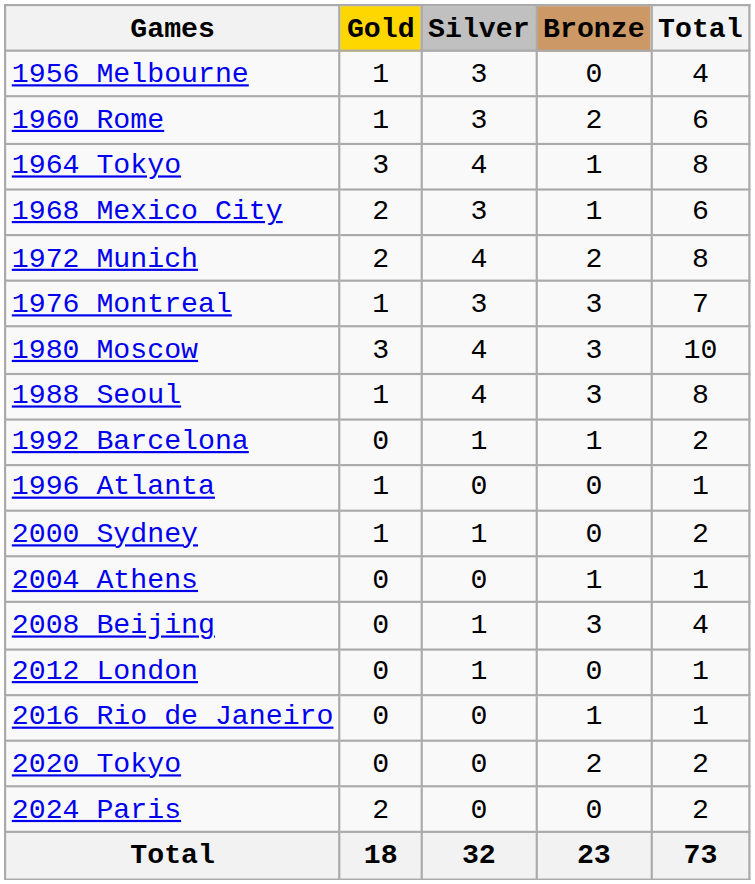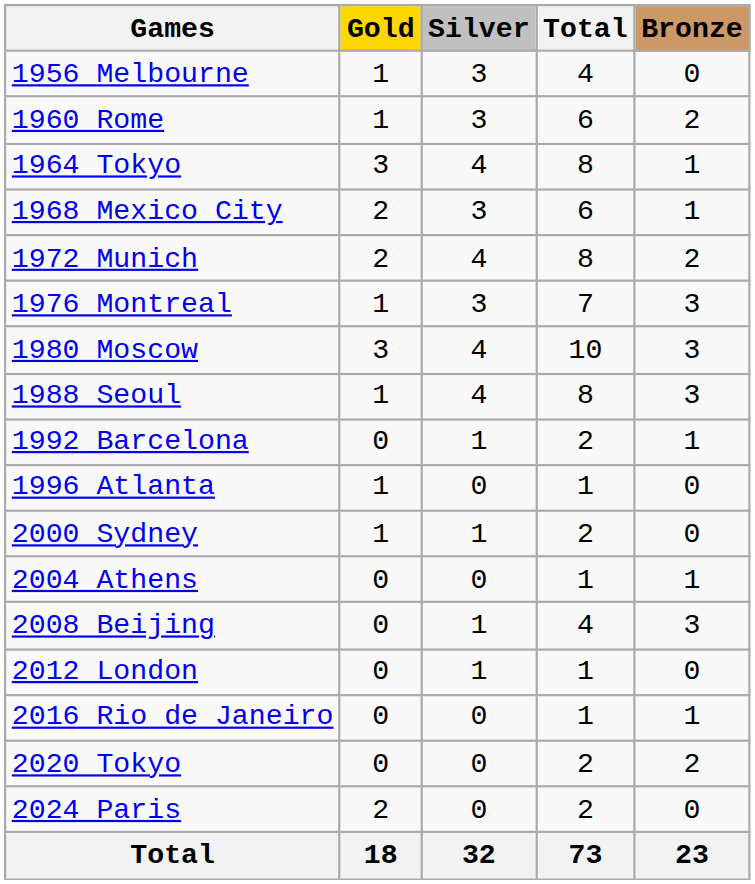columns swapped: (594, 28) <-> (700, 28)
